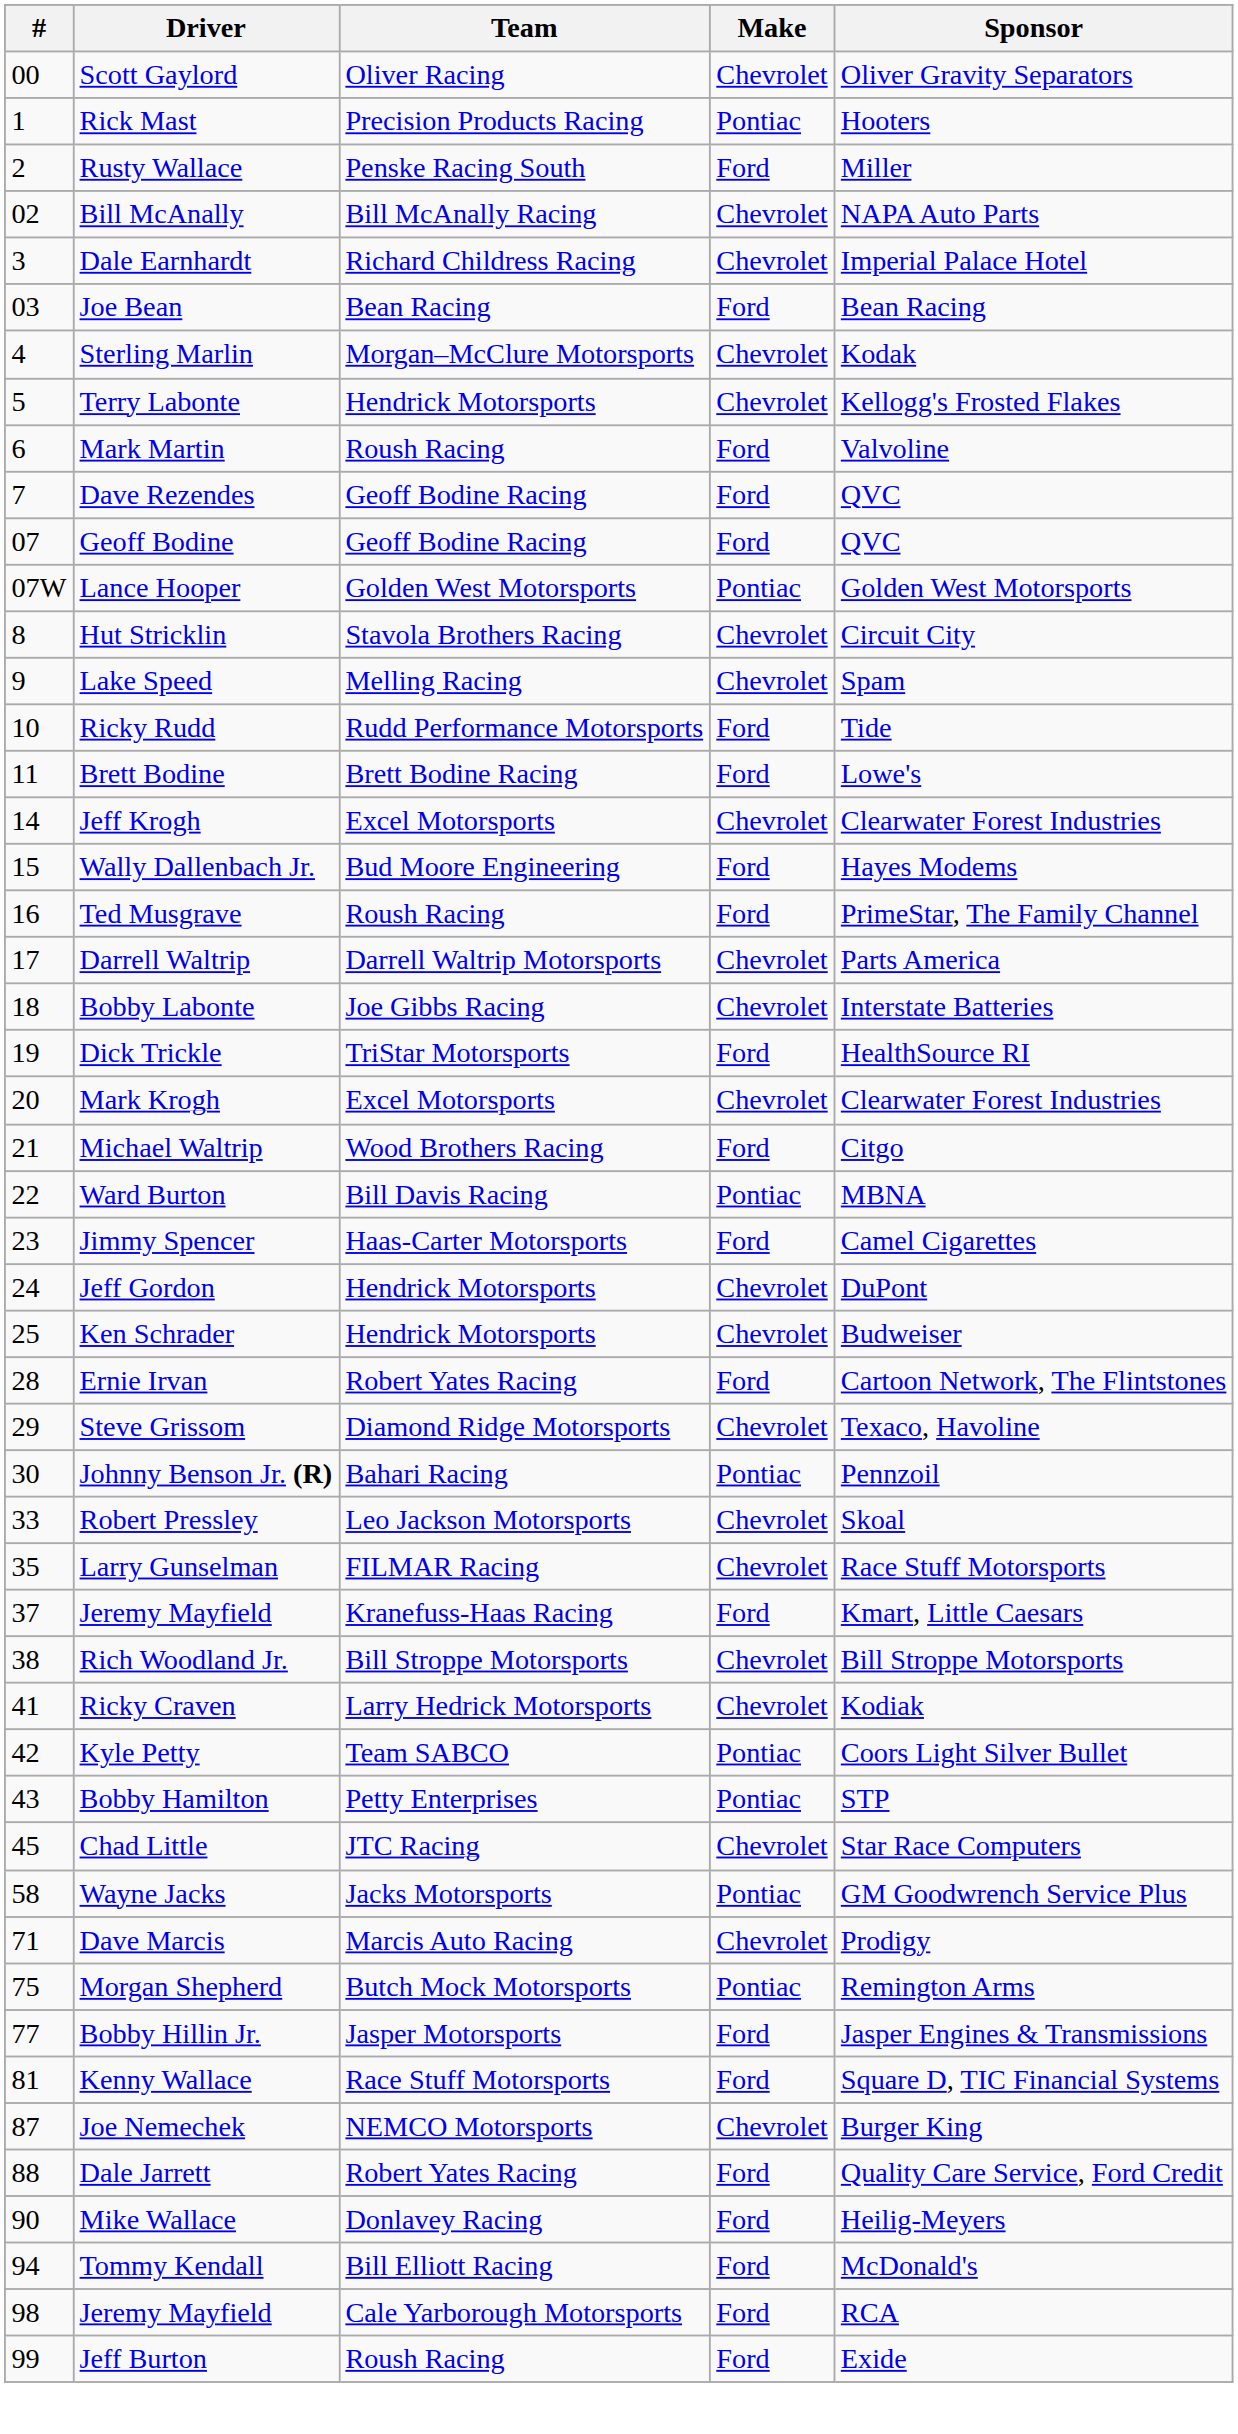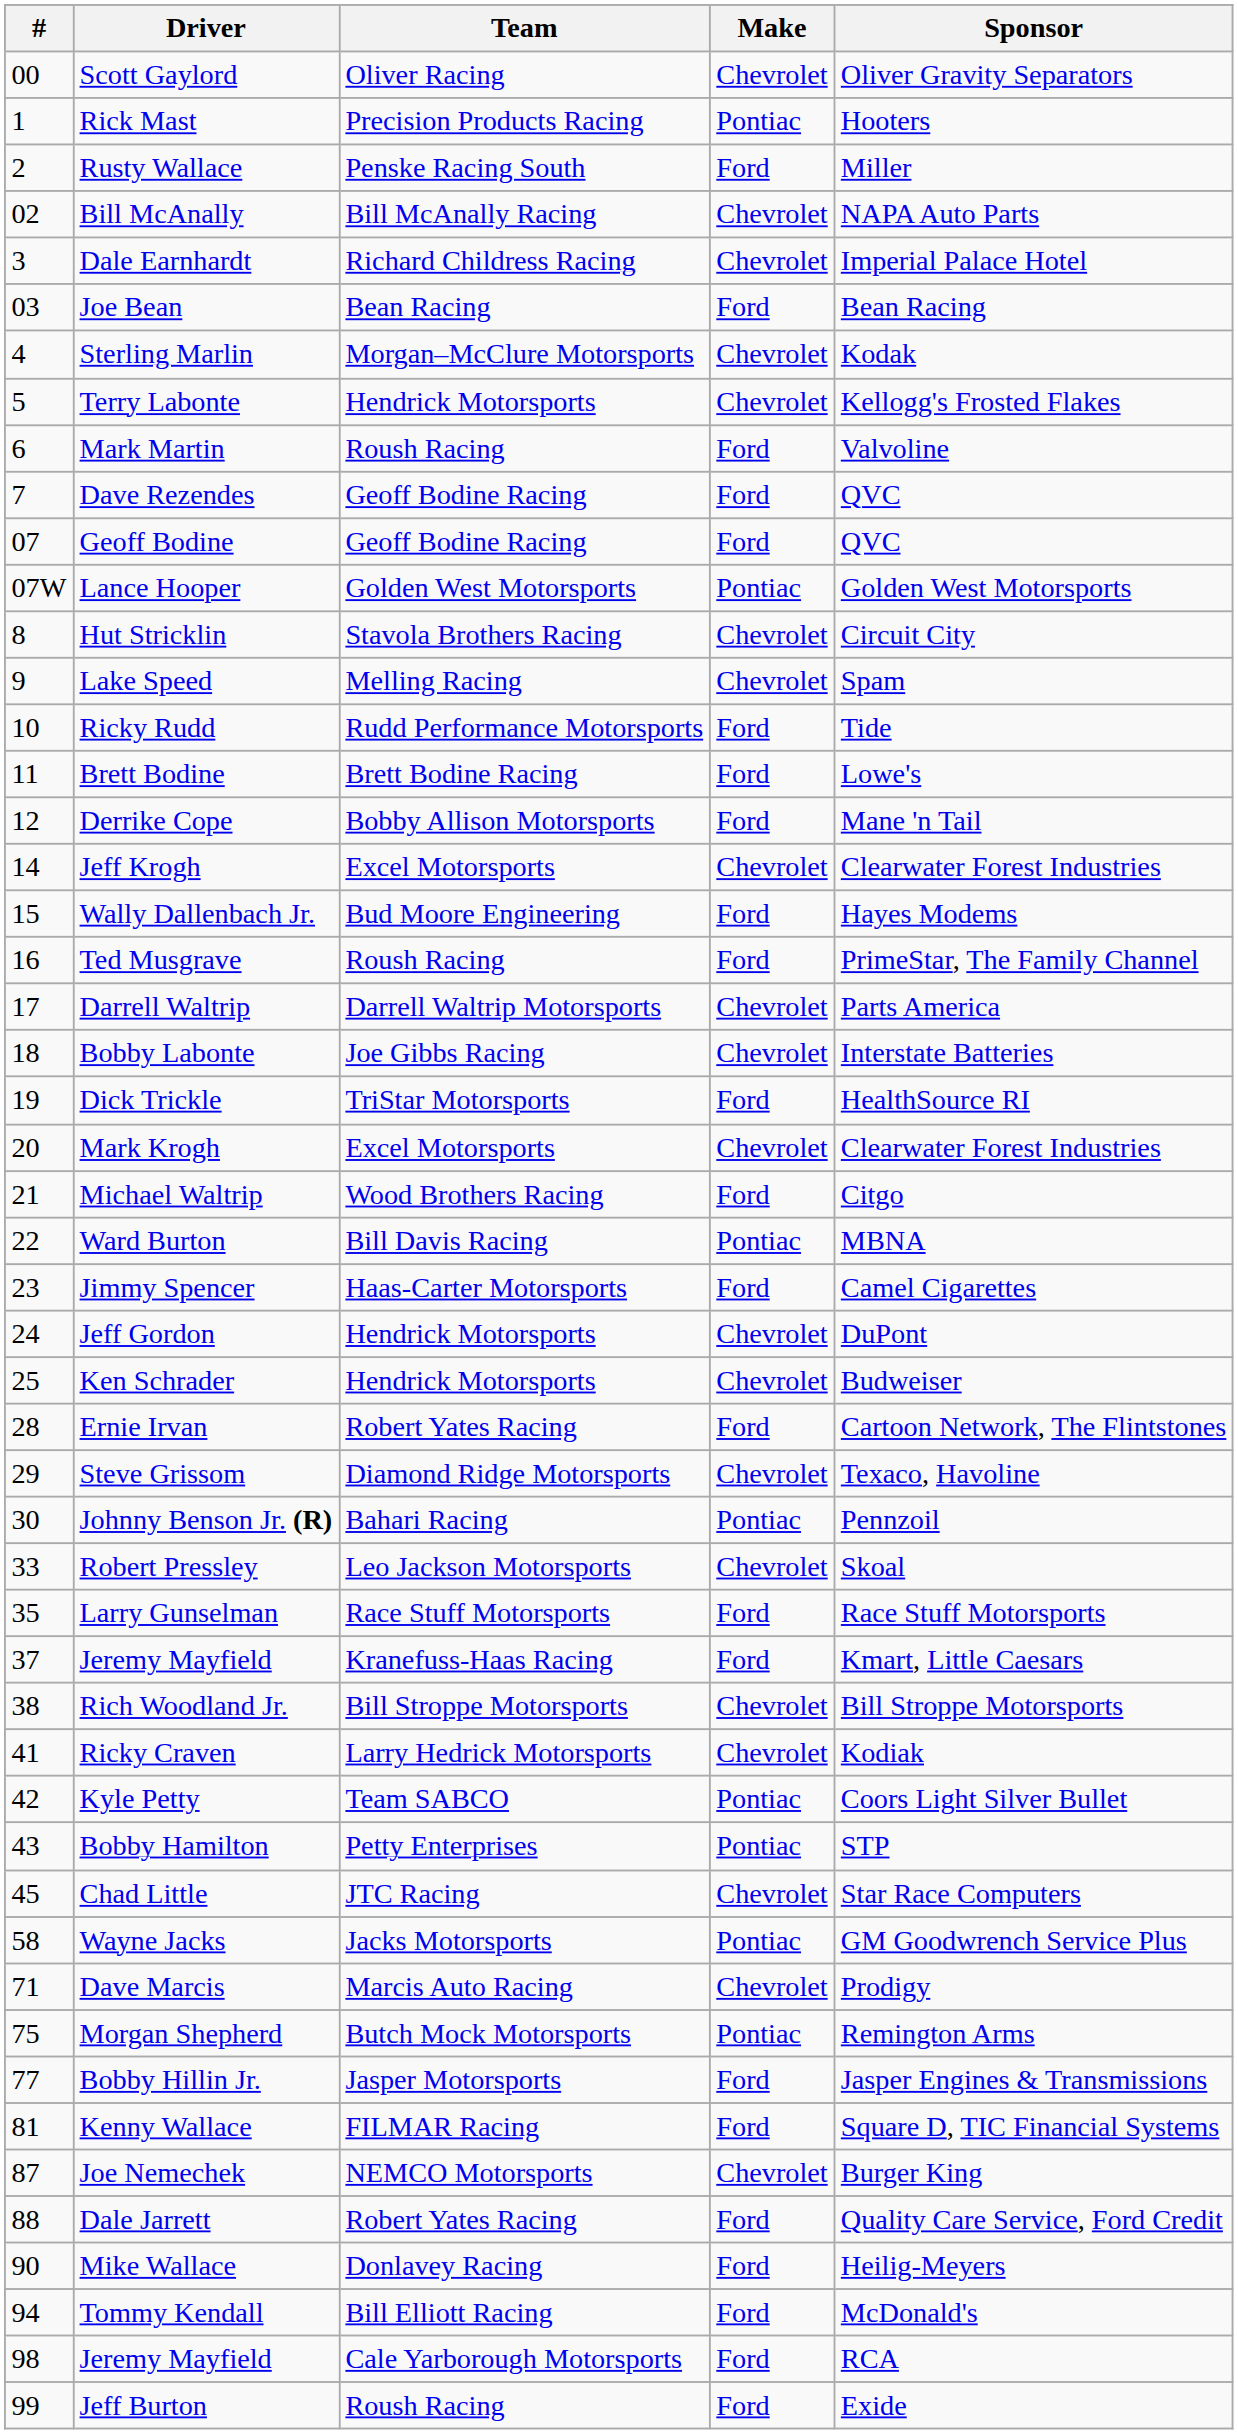+ row: (26, 820)
(442, 1566) FILMAR Racing -> (478, 1612) Race Stuff Motorsports
(772, 1566) Chevrolet -> (743, 1612) Ford
(478, 2079) Race Stuff Motorsports -> (442, 2125) FILMAR Racing
